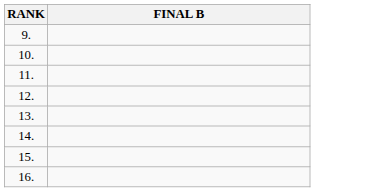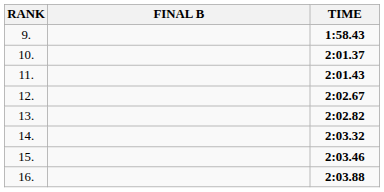+ column: (345, 14)
